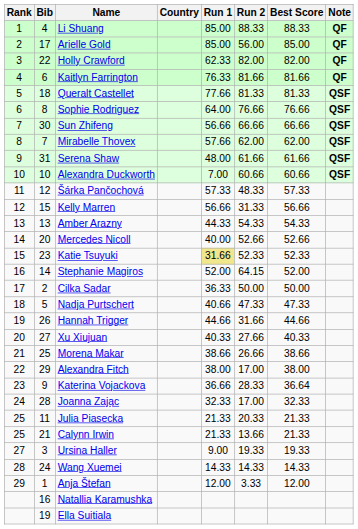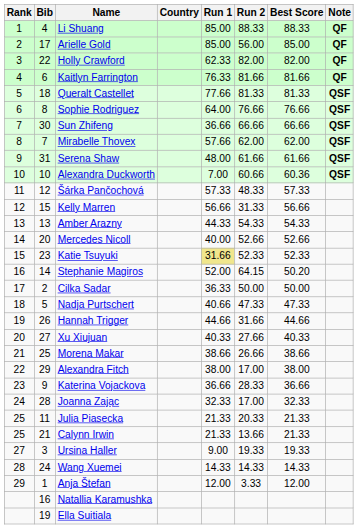(218, 126) 56.66 -> (218, 126) 36.66
(297, 175) 60.66 -> (297, 175) 60.36
(297, 272) 52.00 -> (297, 272) 50.20
(297, 386) 36.64 -> (297, 386) 36.66
